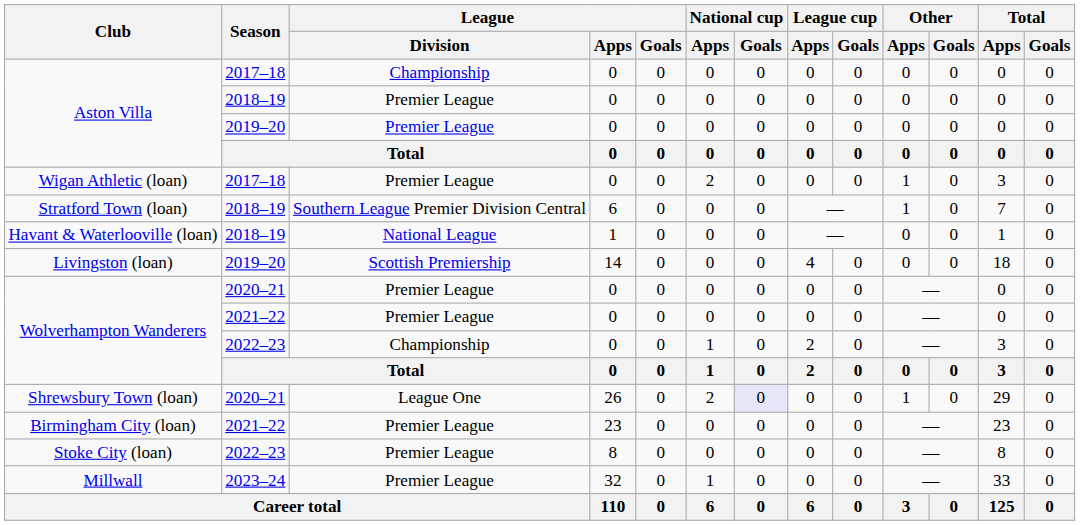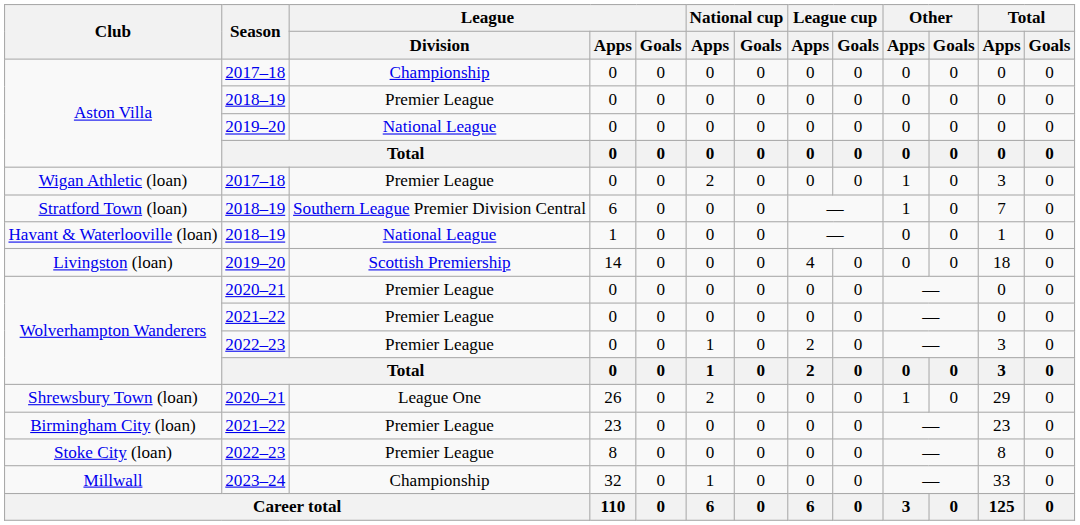(440, 126) Premier League -> (440, 126) National League
(440, 343) Championship -> (440, 343) Premier League
(761, 398) lavender background -> (761, 398) no background
(440, 479) Premier League -> (440, 479) Championship
